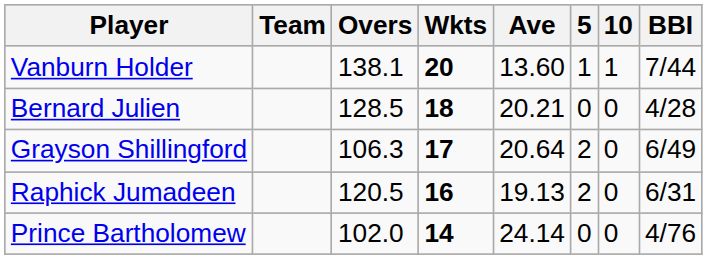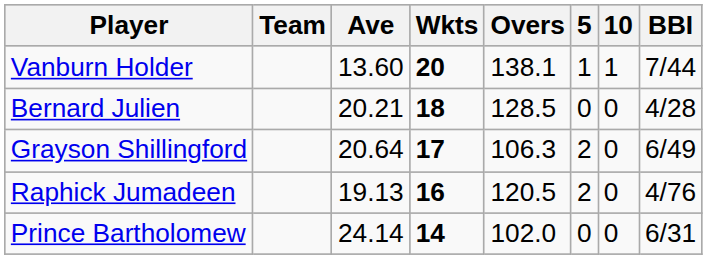columns swapped: (375, 25) <-> (532, 25)
(671, 191) 6/31 -> (671, 191) 4/76
(671, 233) 4/76 -> (671, 233) 6/31
